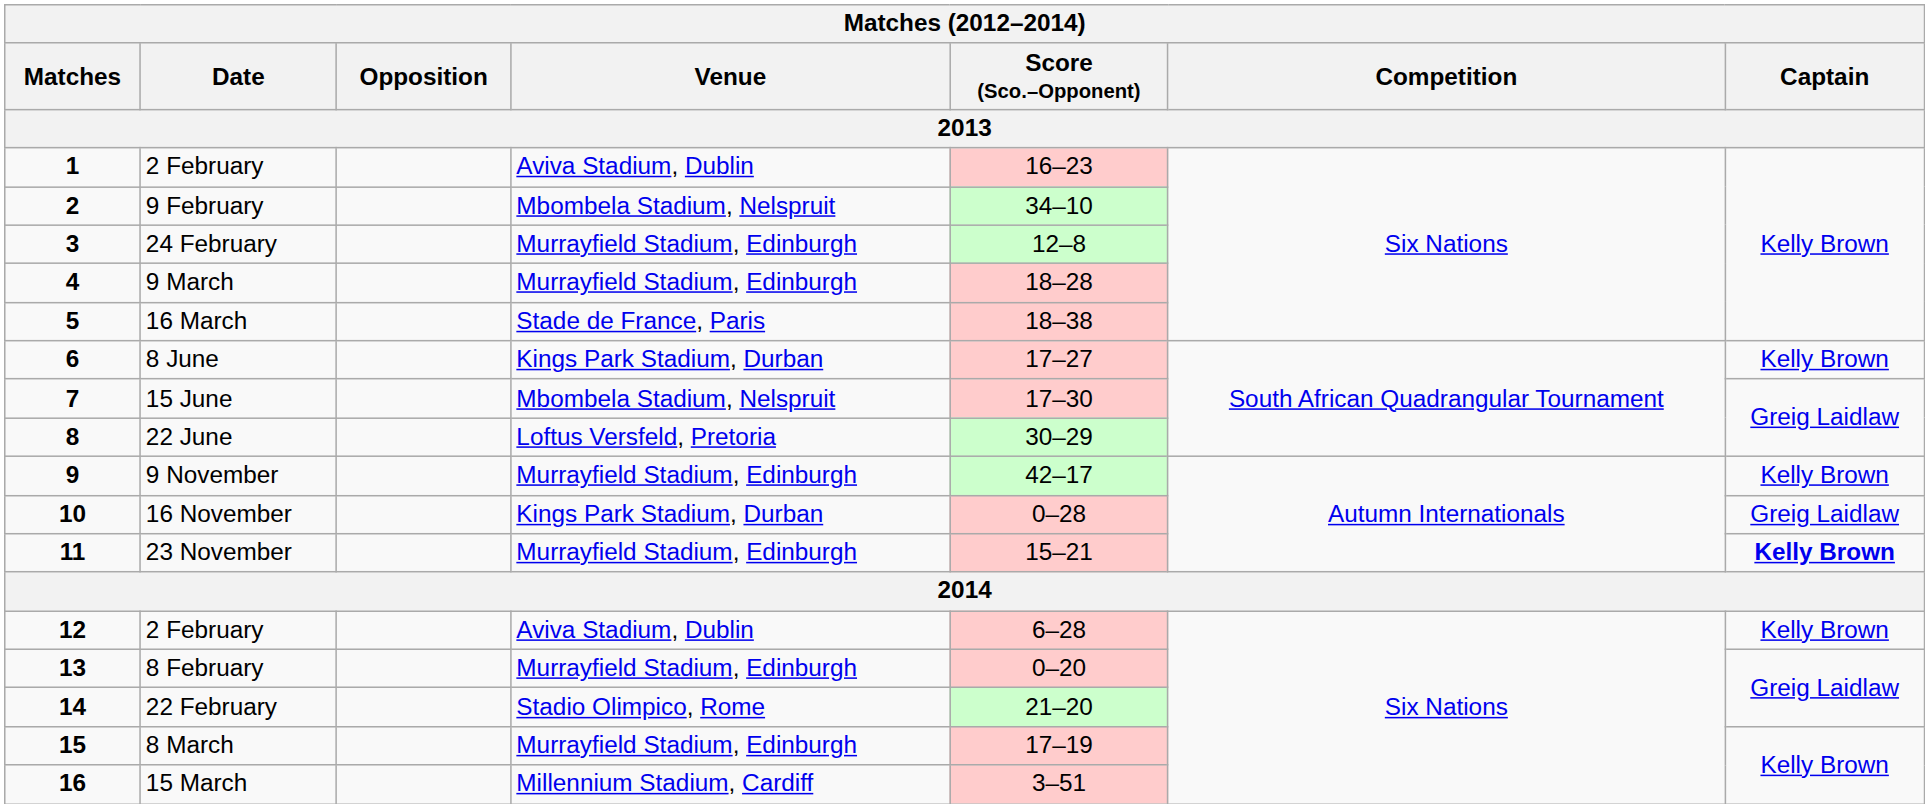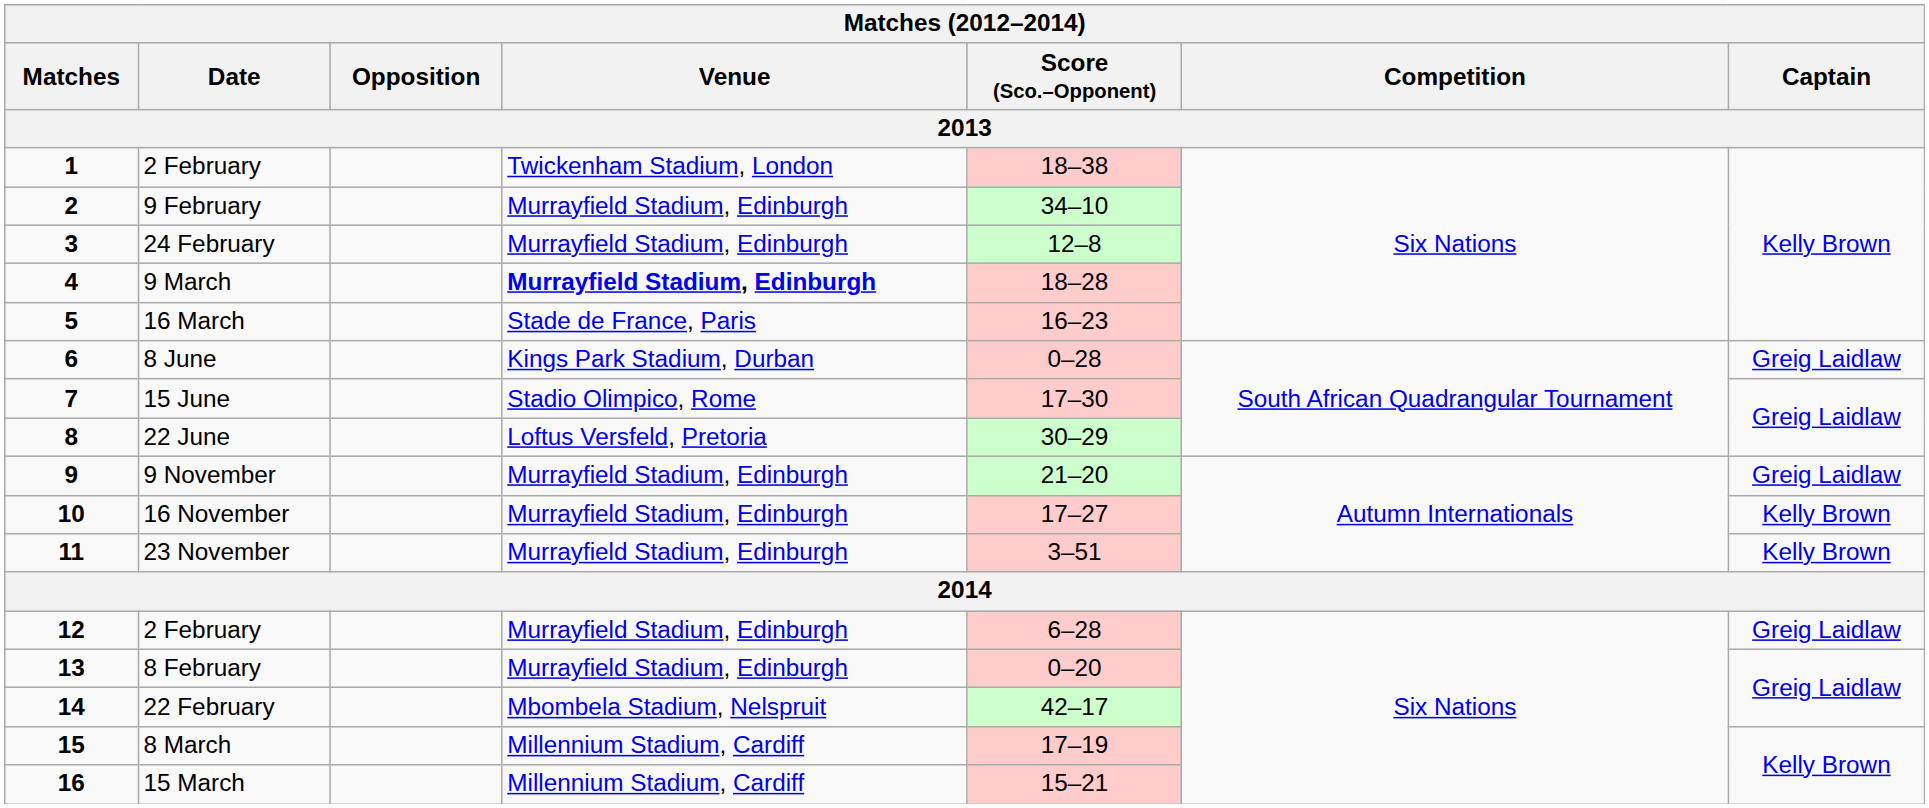(635, 166) Aviva Stadium, Dublin -> (670, 166) Twickenham Stadium, London
(1059, 166) 16–23 -> (1075, 166) 18–38
(676, 205) Mbombela Stadium, Nelspruit -> (678, 205) Murrayfield Stadium, Edinburgh
(687, 282) normal -> (692, 282) bold
(1059, 321) 18–38 -> (1075, 321) 16–23
(1059, 359) 17–27 -> (1075, 359) 0–28
(1825, 359) Kelly Brown -> (1826, 359) Greig Laidlaw
(676, 398) Mbombela Stadium, Nelspruit -> (632, 398) Stadio Olimpico, Rome
(1059, 475) 42–17 -> (1075, 475) 21–20
(1825, 475) Kelly Brown -> (1826, 475) Greig Laidlaw
(670, 513) Kings Park Stadium, Durban -> (678, 513) Murrayfield Stadium, Edinburgh
(1059, 513) 0–28 -> (1075, 513) 17–27
(1825, 513) Greig Laidlaw -> (1826, 513) Kelly Brown
(1059, 552) 15–21 -> (1075, 552) 3–51
(1825, 552) bold -> (1826, 552) normal
(635, 629) Aviva Stadium, Dublin -> (678, 629) Murrayfield Stadium, Edinburgh
(1825, 629) Kelly Brown -> (1826, 629) Greig Laidlaw
(641, 706) Stadio Olimpico, Rome -> (667, 706) Mbombela Stadium, Nelspruit
(1059, 706) 21–20 -> (1075, 706) 42–17
(687, 745) Murrayfield Stadium, Edinburgh -> (656, 745) Millennium Stadium, Cardiff
(1059, 783) 3–51 -> (1075, 783) 15–21
